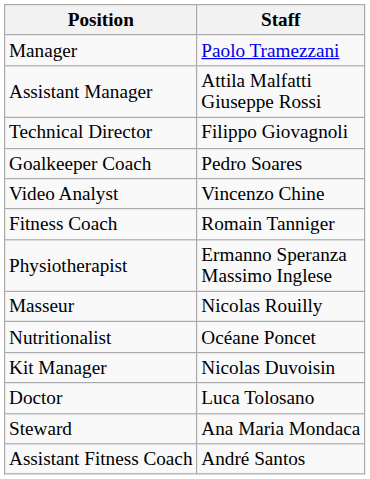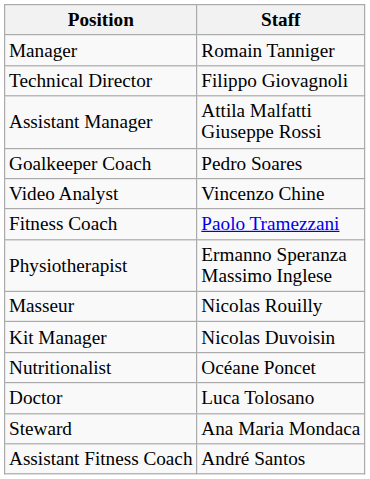(270, 50) Paolo Tramezzani -> (268, 50) Romain Tanniger
rows swapped: (81, 91) <-> (81, 132)
(268, 224) Romain Tanniger -> (270, 224) Paolo Tramezzani
rows swapped: (58, 367) <-> (60, 336)
